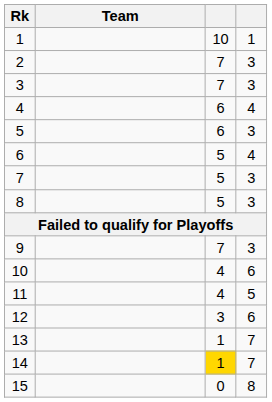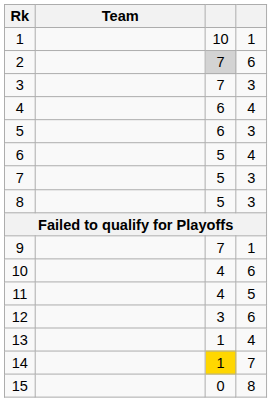(221, 62) no background -> (221, 62) lightgrey background
(251, 62) 3 -> (251, 62) 6
(251, 247) 3 -> (251, 247) 1
(251, 340) 7 -> (251, 340) 4
